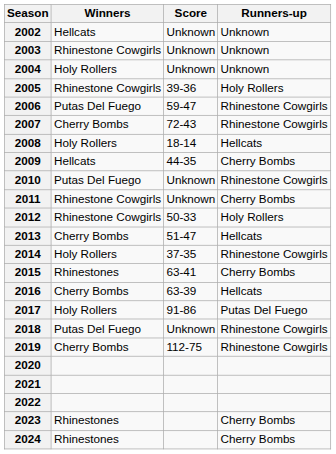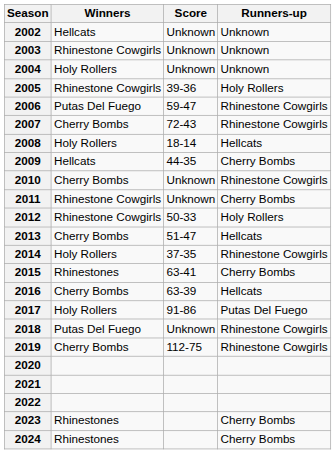(97, 180) Putas Del Fuego -> (91, 180) Cherry Bombs
